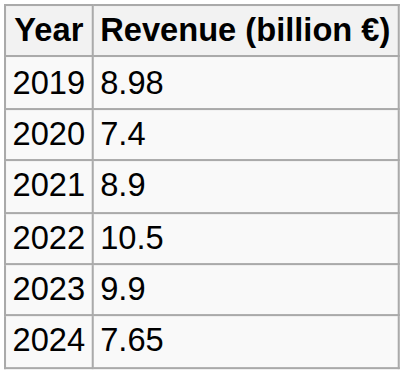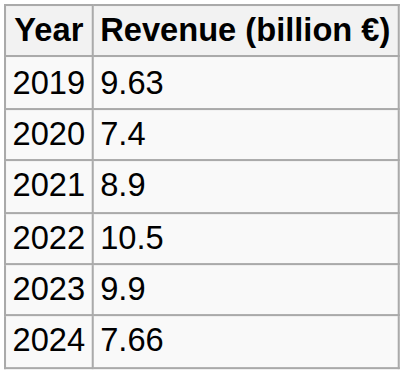(132, 82) 8.98 -> (132, 82) 9.63
(132, 340) 7.65 -> (132, 340) 7.66
